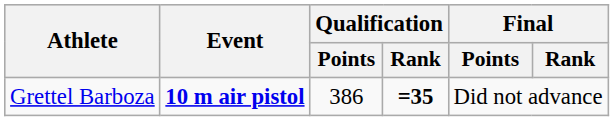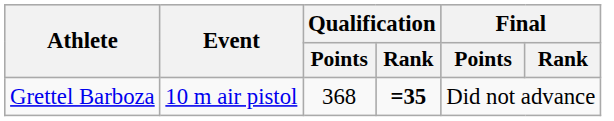(235, 96) bold -> (231, 96) normal
(346, 96) 386 -> (339, 96) 368
